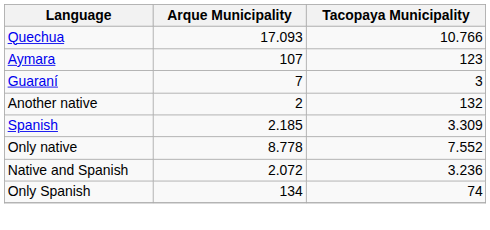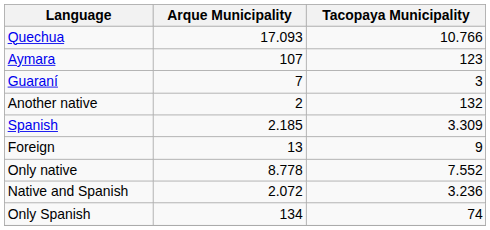+ row: (31, 147)
